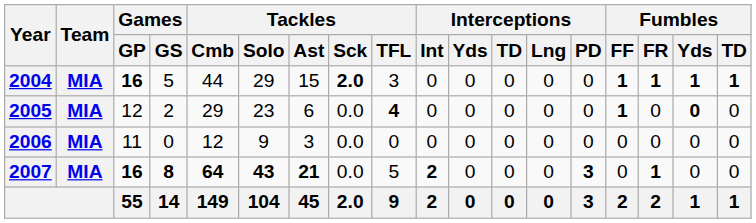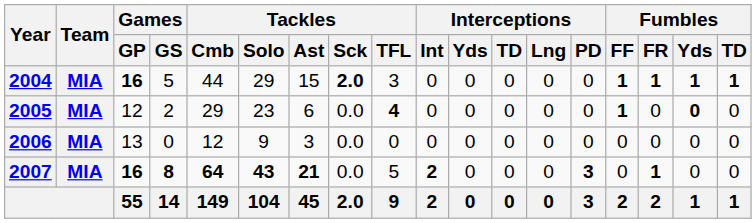(132, 141) 11 -> (132, 141) 13
